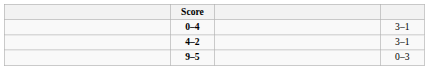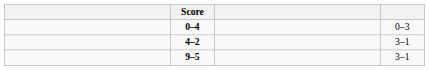(402, 27) 3–1 -> (402, 27) 0–3
(402, 57) 0–3 -> (402, 57) 3–1
